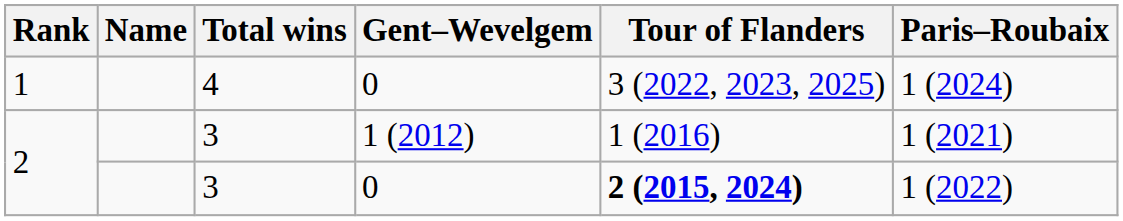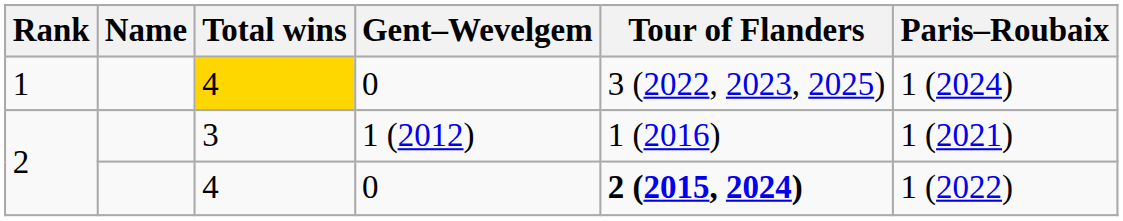(211, 82) no background -> (211, 82) gold background
(211, 187) 3 -> (211, 187) 4
